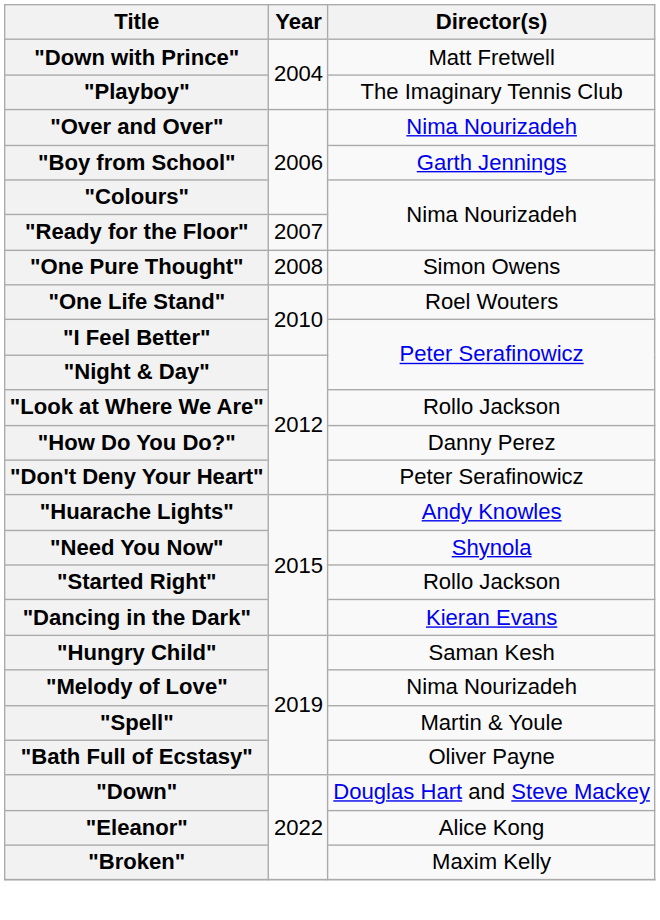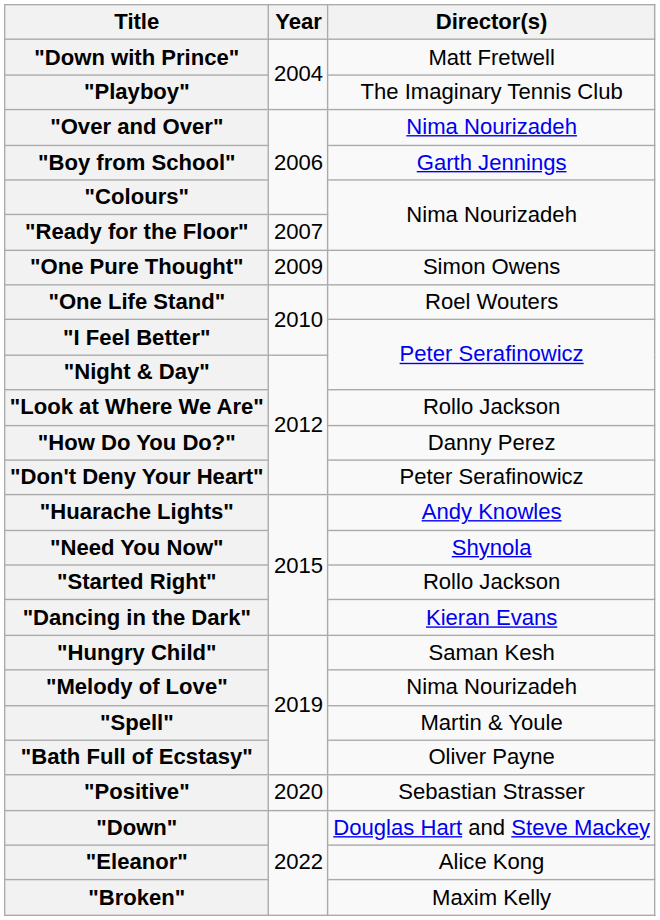(299, 267) 2008 -> (299, 267) 2009
+ row: (137, 792)
